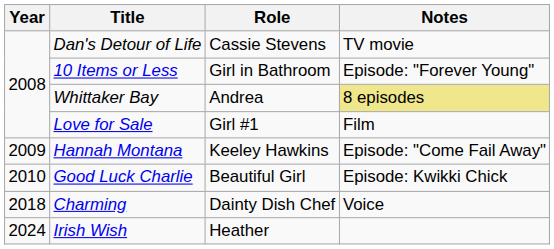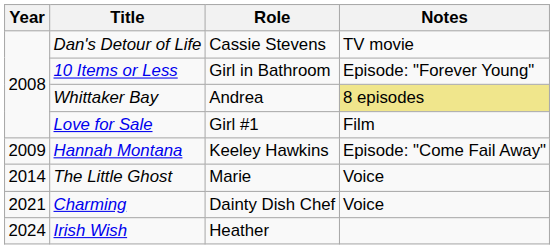- row: (123, 177)
+ row: (113, 177)
(27, 204) 2018 -> (27, 204) 2021
